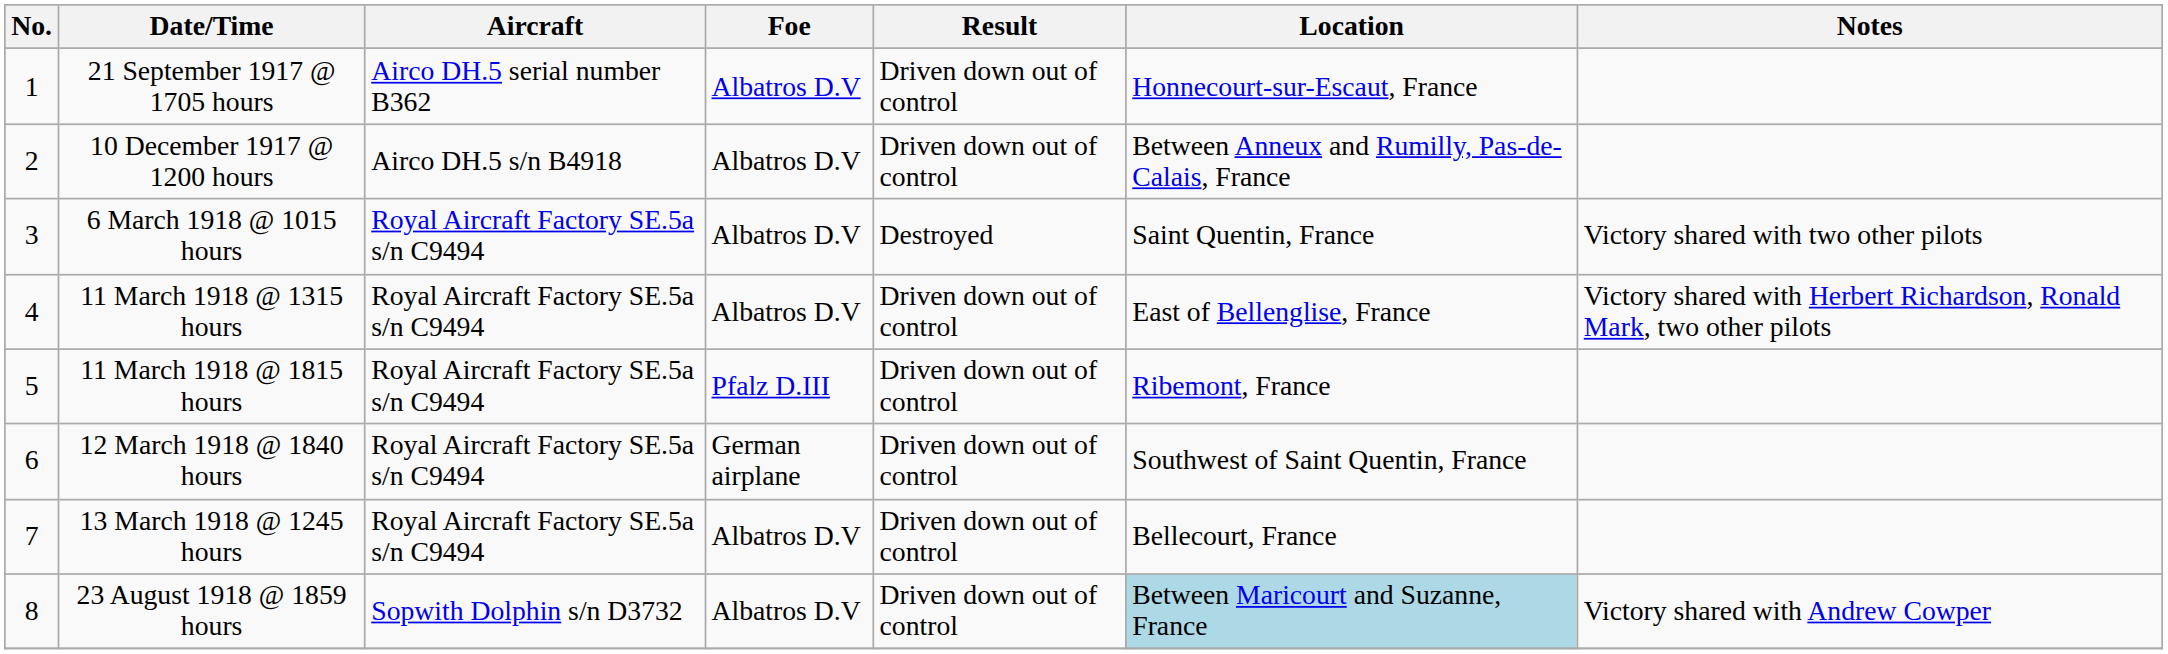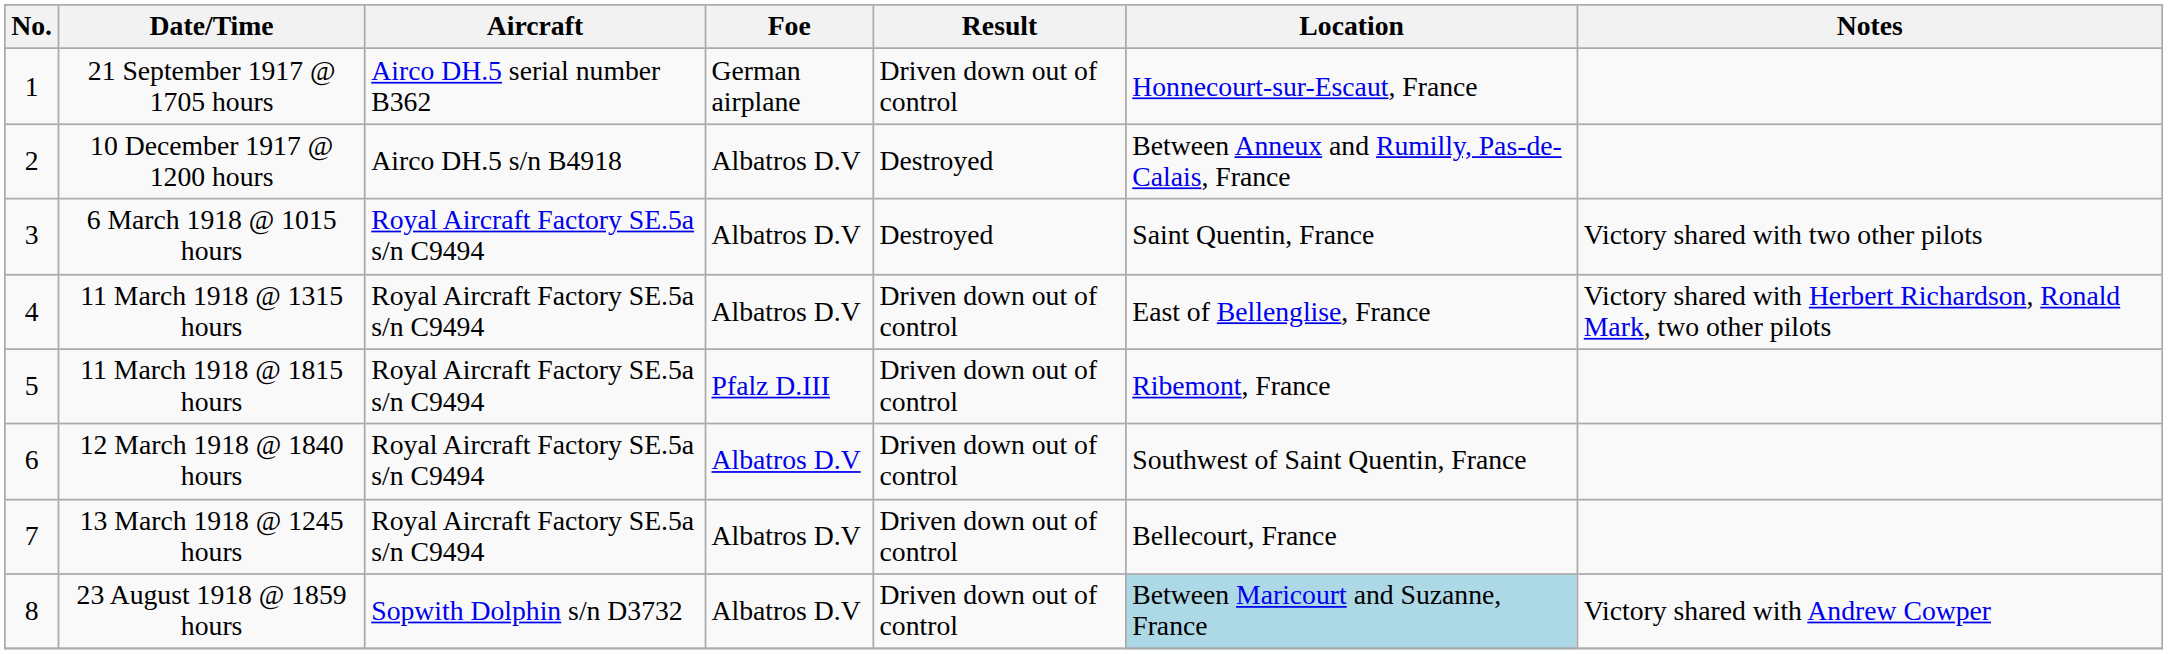(786, 85) Albatros D.V -> (756, 85) German airplane
(988, 160) Driven down out of control -> (936, 160) Destroyed
(756, 461) German airplane -> (786, 461) Albatros D.V
